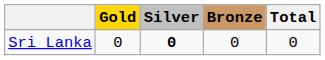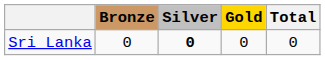columns swapped: (118, 17) <-> (235, 17)
